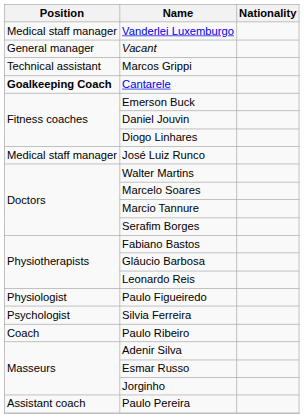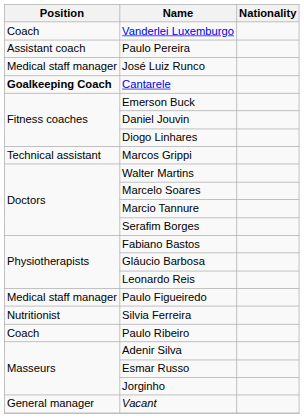(62, 31) Medical staff manager -> (23, 31) Coach
rows swapped: (156, 404) <-> (139, 48)
rows swapped: (157, 66) <-> (163, 155)
(37, 297) Physiologist -> (62, 297) Medical staff manager
(38, 315) Psychologist -> (33, 315) Nutritionist
